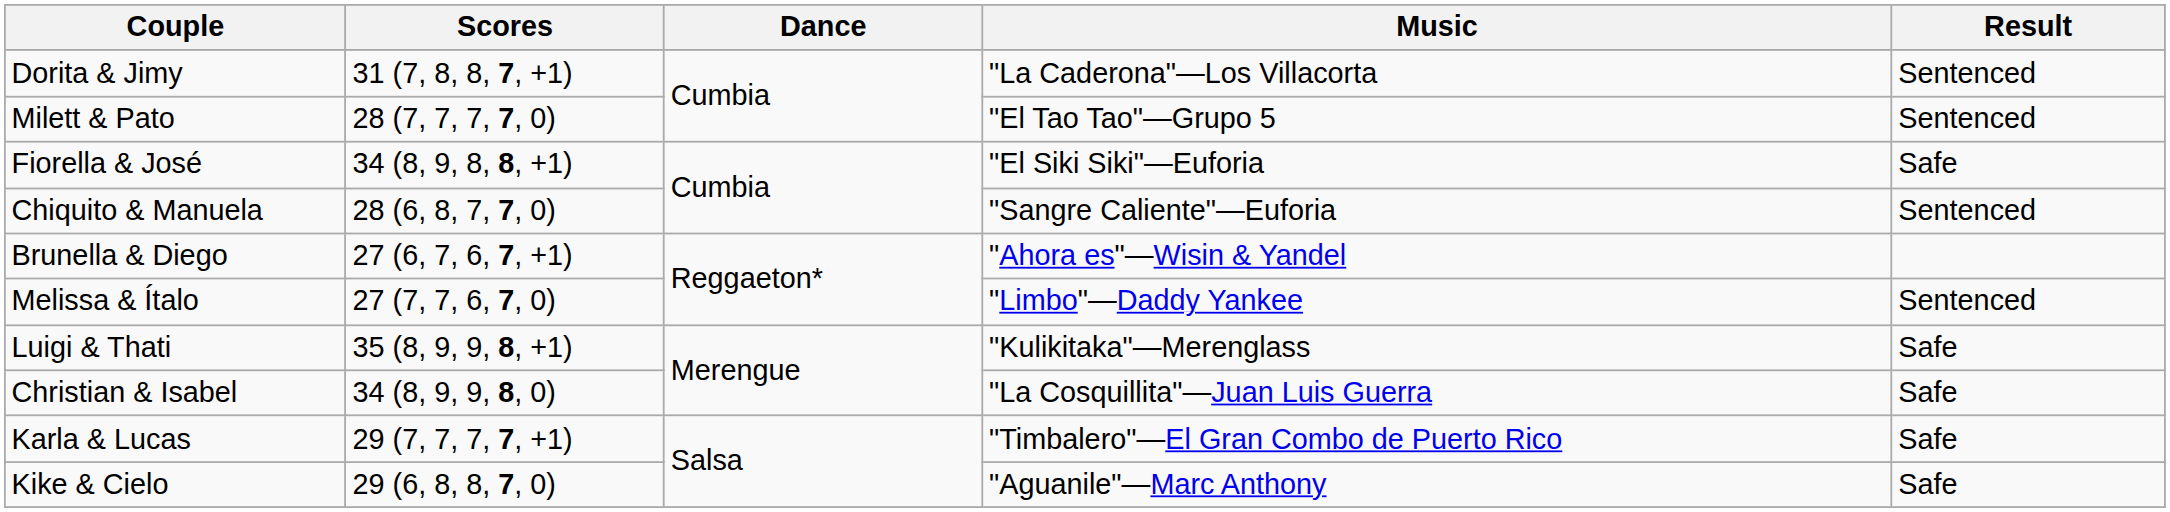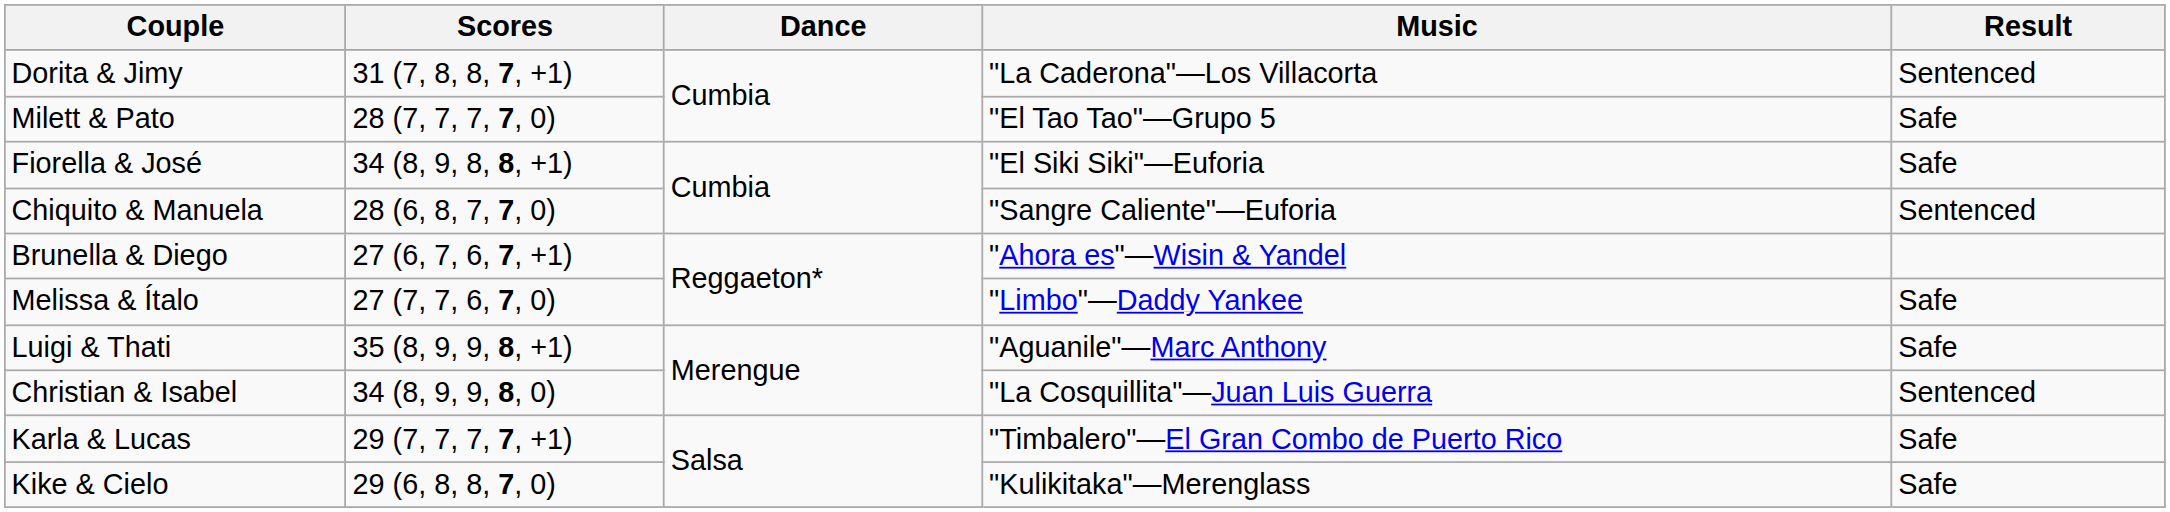(1967, 118) Sentenced -> (1928, 118) Safe
(1967, 301) Sentenced -> (1928, 301) Safe
(1150, 347) "Kulikitaka"—Merenglass -> (1158, 347) "Aguanile"—Marc Anthony
(1928, 392) Safe -> (1967, 392) Sentenced
(1158, 484) "Aguanile"—Marc Anthony -> (1150, 484) "Kulikitaka"—Merenglass
